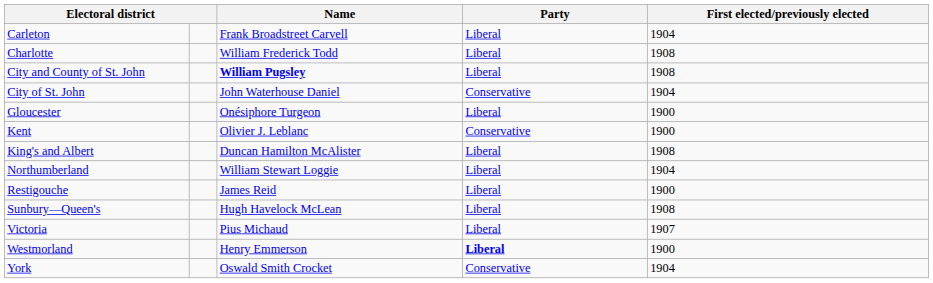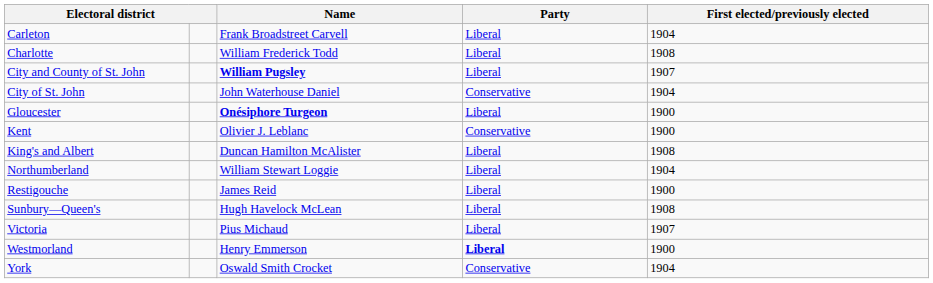(663, 72) 1908 -> (663, 72) 1907
(270, 111) normal -> (273, 111) bold
